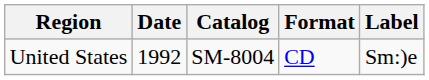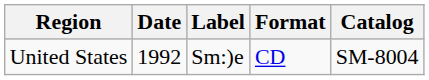columns swapped: (392, 21) <-> (233, 21)
